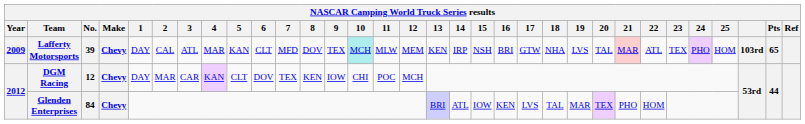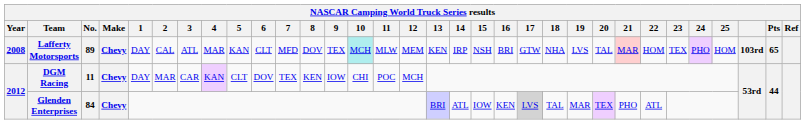(16, 50) 2009 -> (16, 50) 2008
(90, 50) 39 -> (90, 50) 89
(654, 50) ATL -> (654, 50) HOM
(90, 77) 12 -> (90, 77) 11
(530, 105) no background -> (530, 105) lightgrey background
(654, 105) HOM -> (654, 105) ATL
